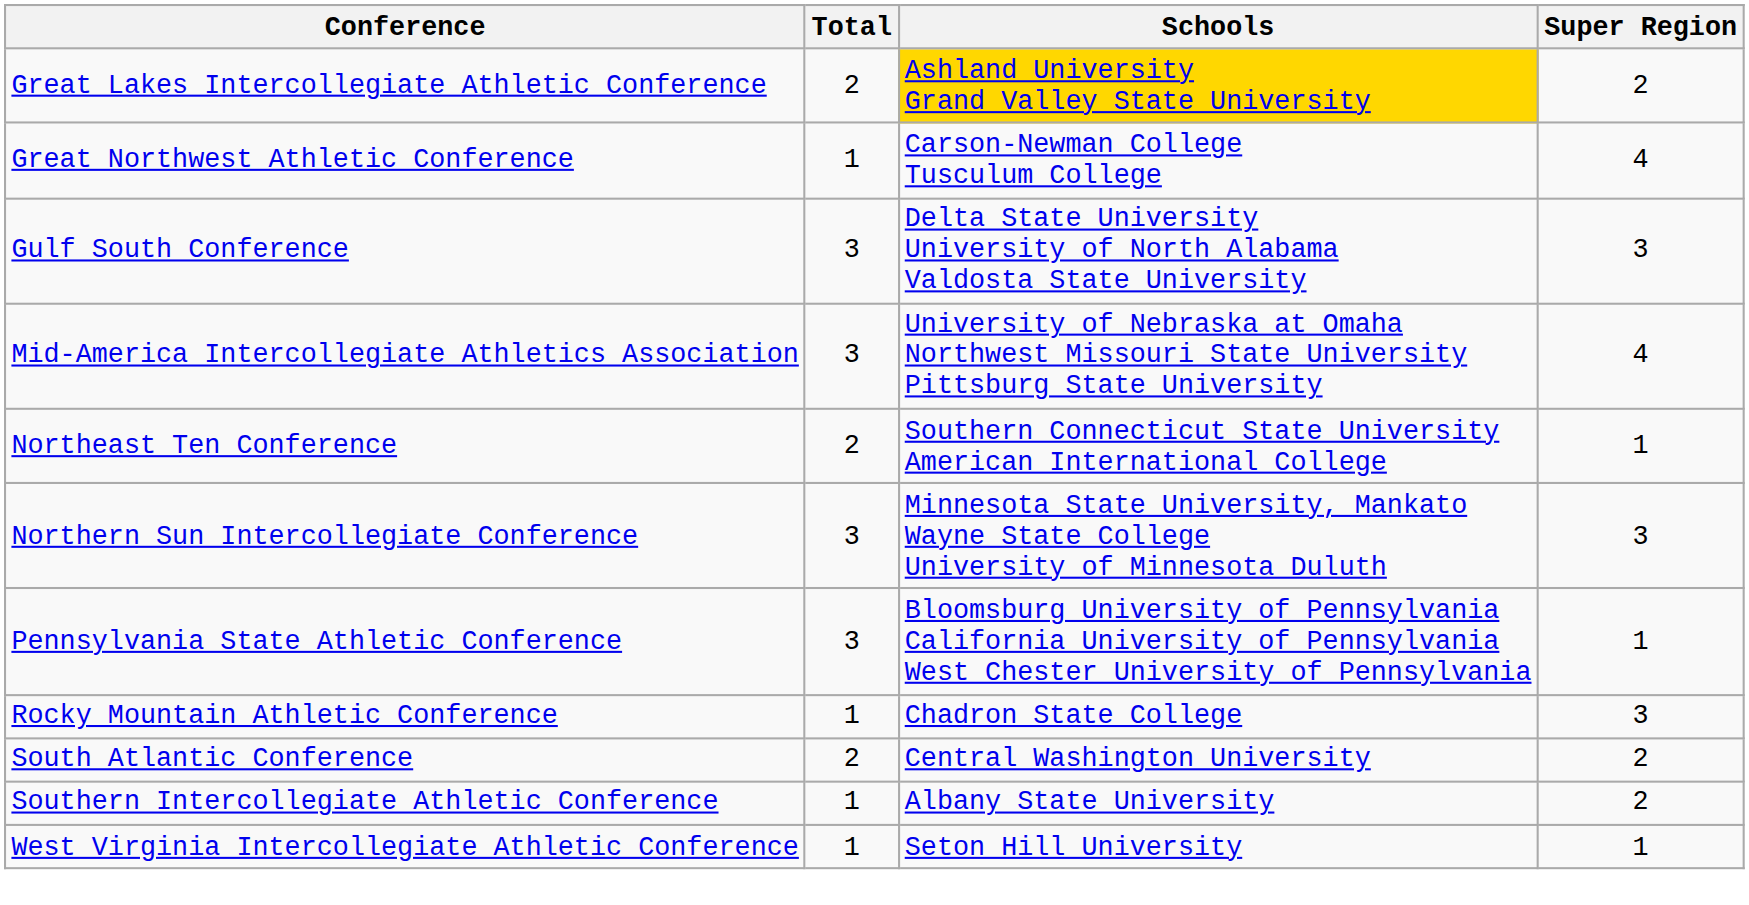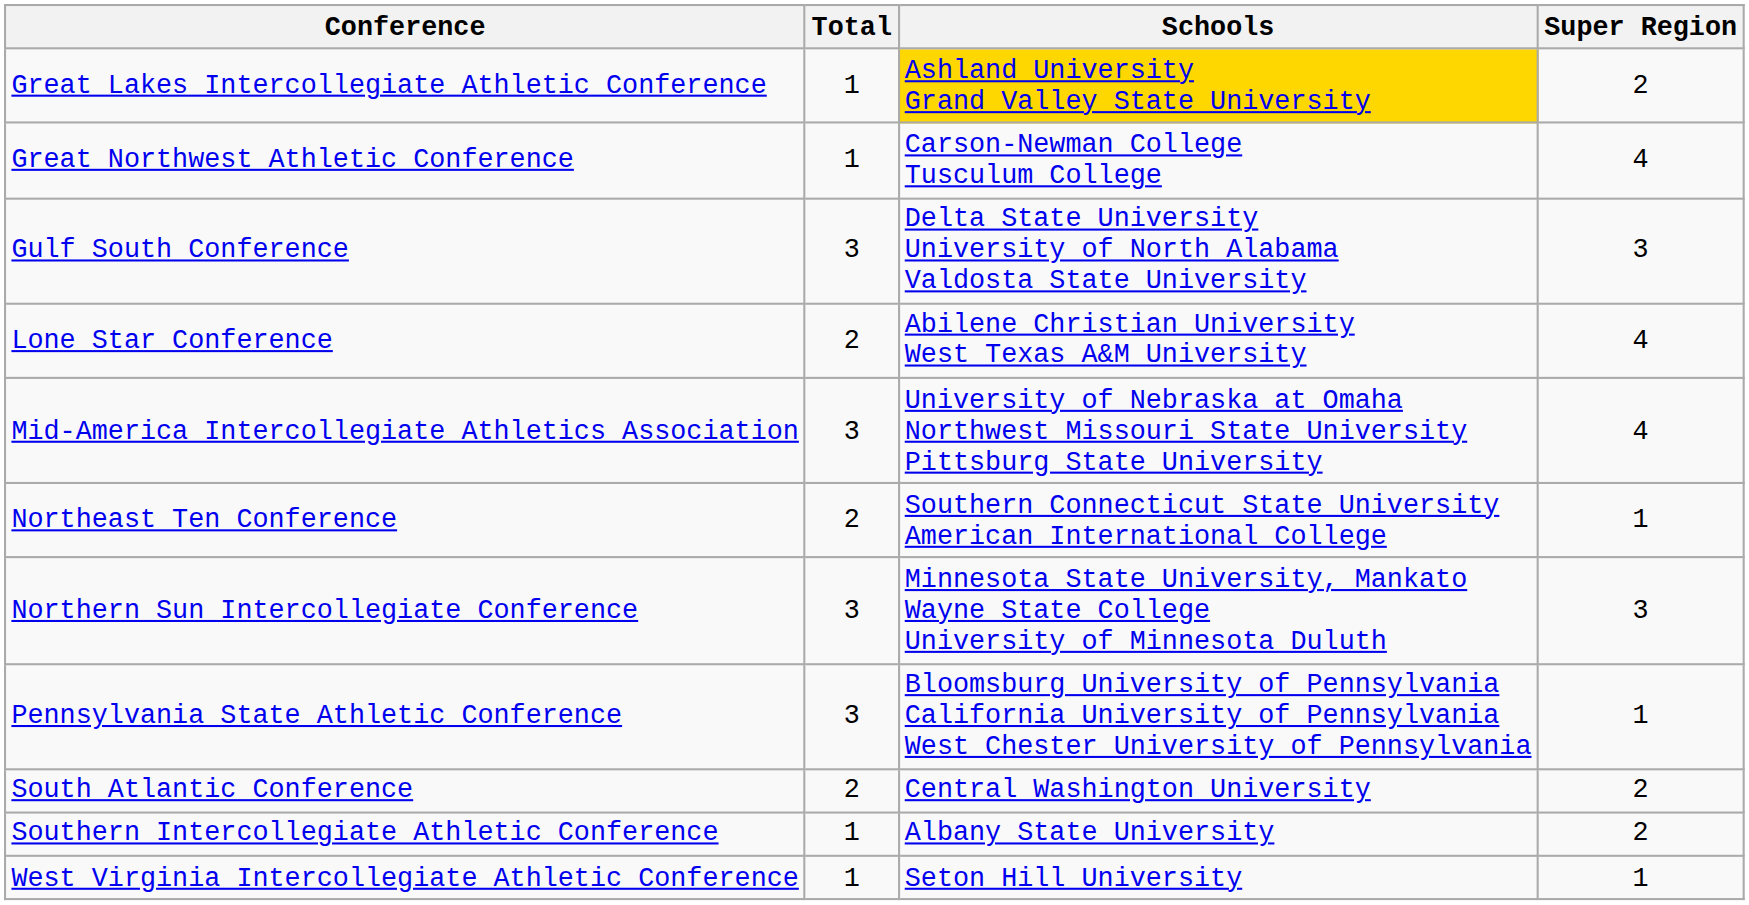(852, 86) 2 -> (852, 86) 1
+ row: (172, 340)
- row: (285, 716)
